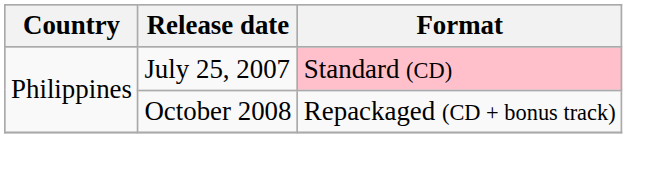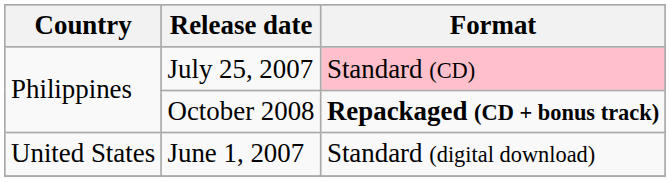(460, 111) normal -> (493, 111) bold
+ row: (236, 153)
